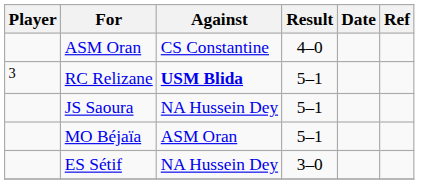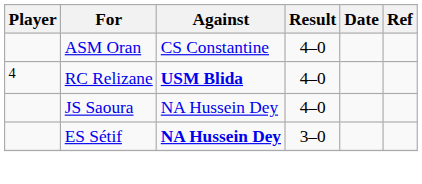(12, 74) 3 -> (12, 74) 4
(310, 77) 5–1 -> (313, 77) 4–0
(310, 108) 5–1 -> (313, 108) 4–0
- row: (103, 136)
(219, 165) normal -> (221, 136) bold
